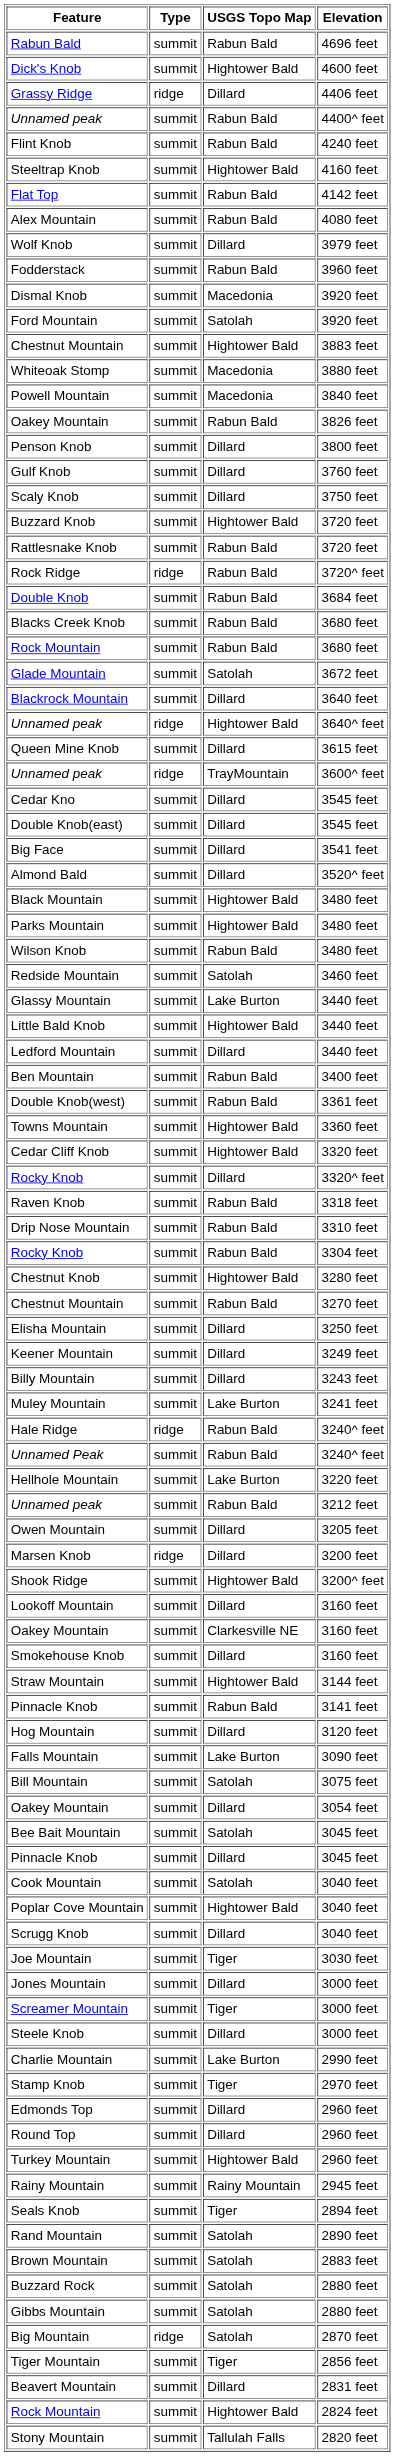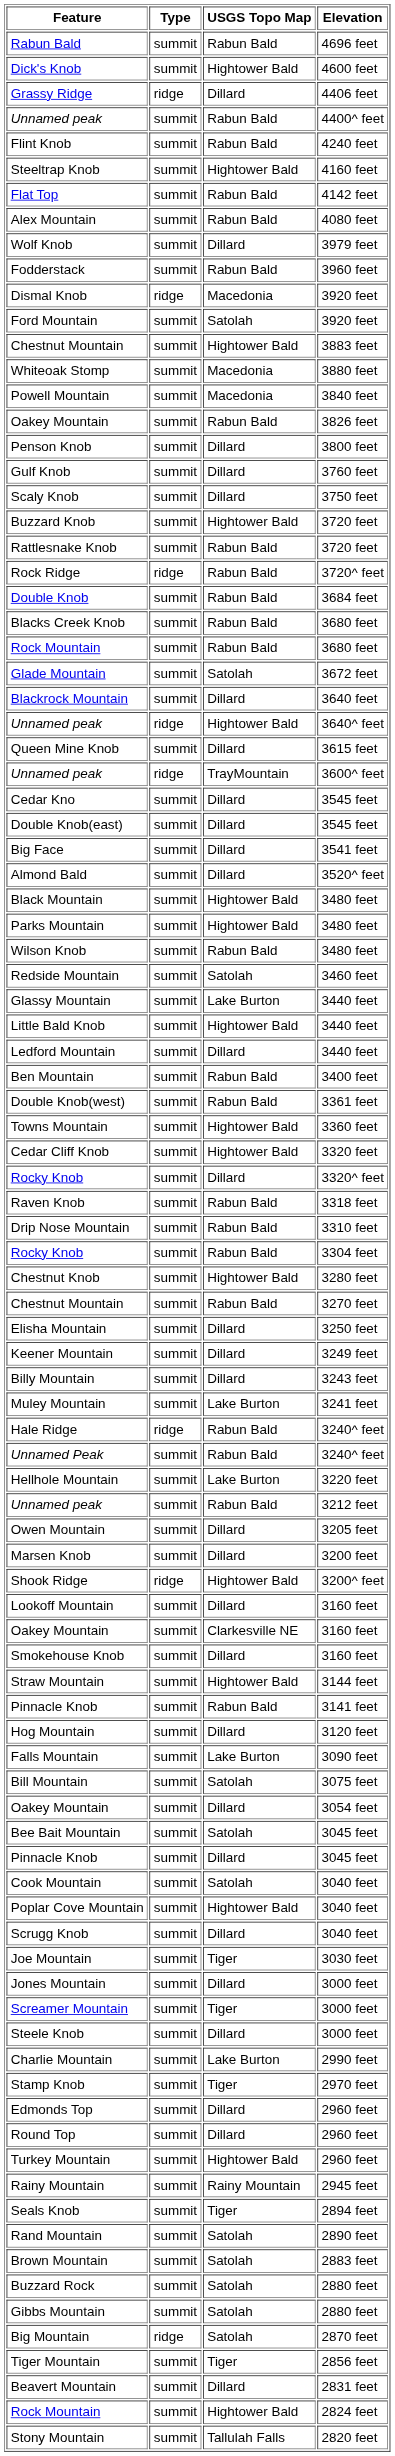(175, 295) summit -> (169, 295) ridge
(169, 1555) ridge -> (175, 1555) summit
(175, 1580) summit -> (169, 1580) ridge
